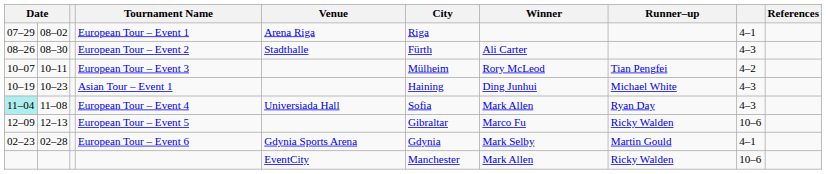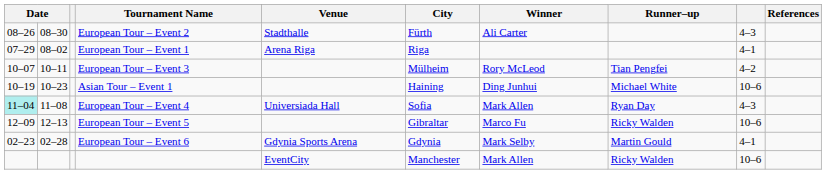rows swapped: (134, 32) <-> (134, 50)
(748, 87) 4–3 -> (750, 87) 10–6
